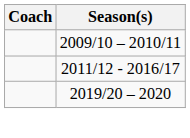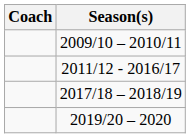+ row: (121, 94)
